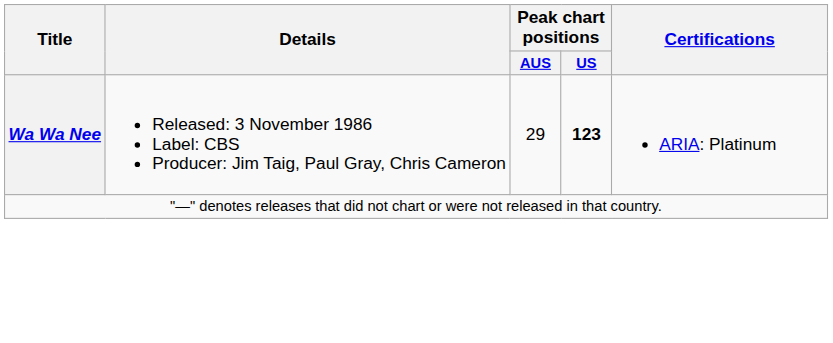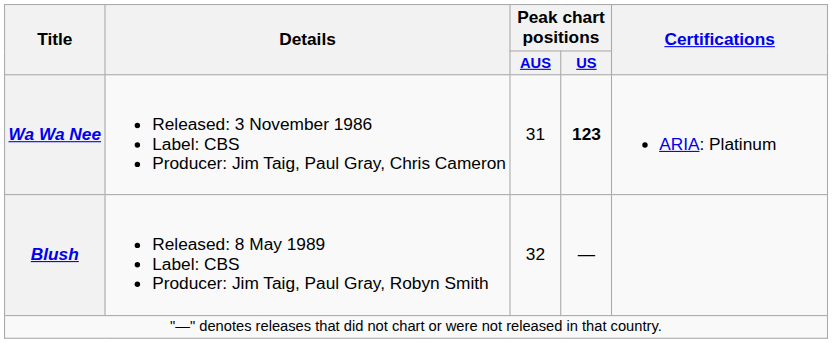(535, 134) 29 -> (535, 134) 31
+ row: (55, 254)
